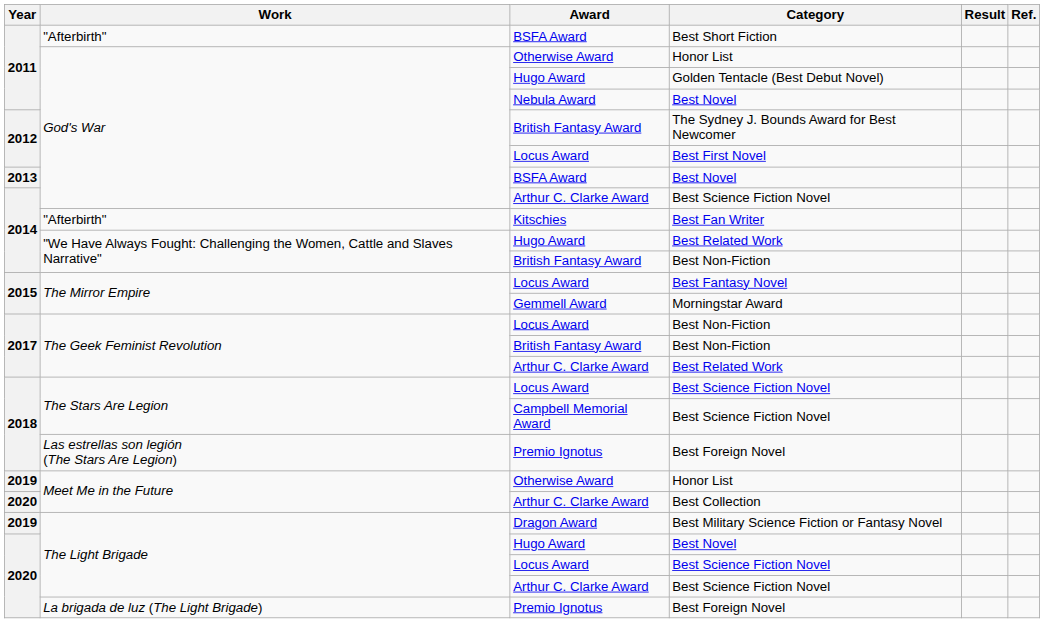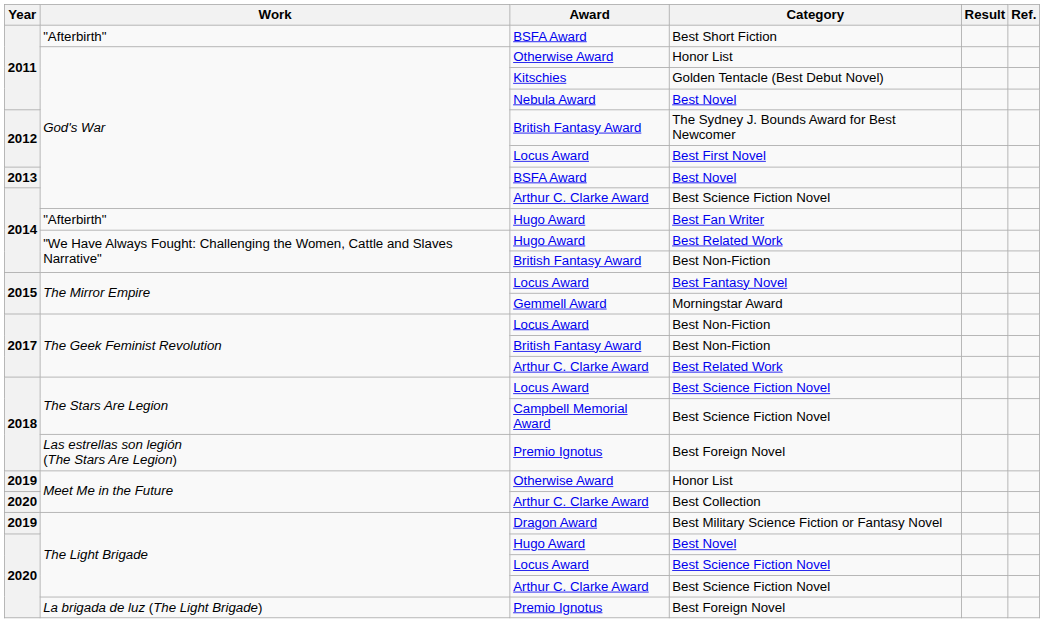(549, 78) Hugo Award -> (540, 78) Kitschies
(540, 219) Kitschies -> (549, 219) Hugo Award
